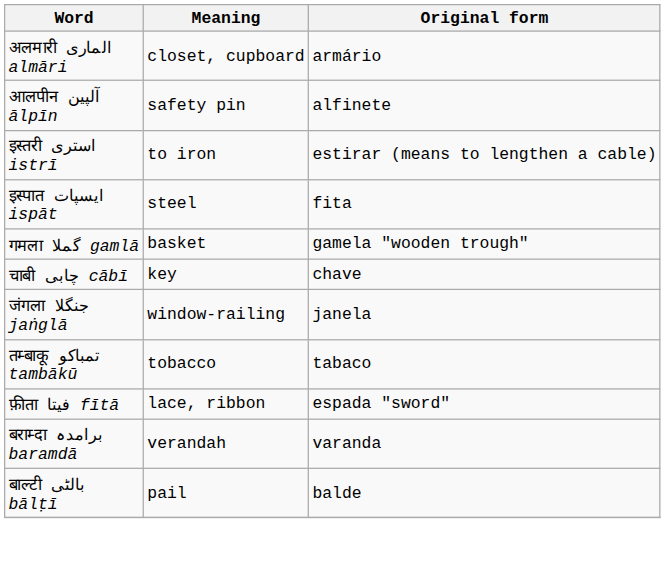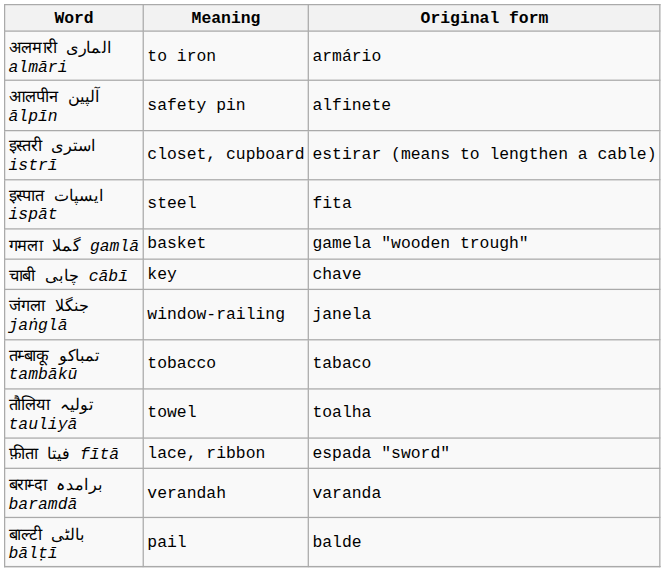(226, 56) closet, cupboard -> (182, 56) to iron
(182, 155) to iron -> (226, 155) closet, cupboard
+ row: (51, 415)
